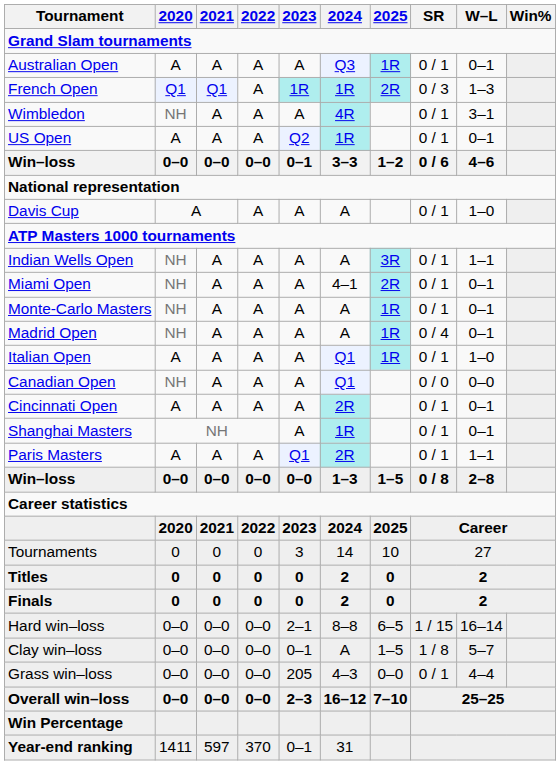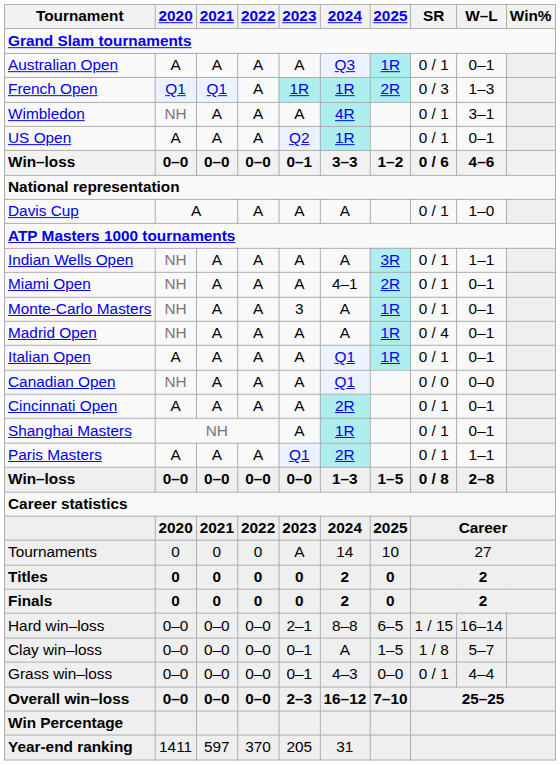(299, 308) A -> (299, 308) 3
(481, 357) 1–0 -> (481, 357) 0–1
(299, 552) 3 -> (299, 552) A
(299, 674) 205 -> (299, 674) 0–1
(299, 747) 0–1 -> (299, 747) 205
